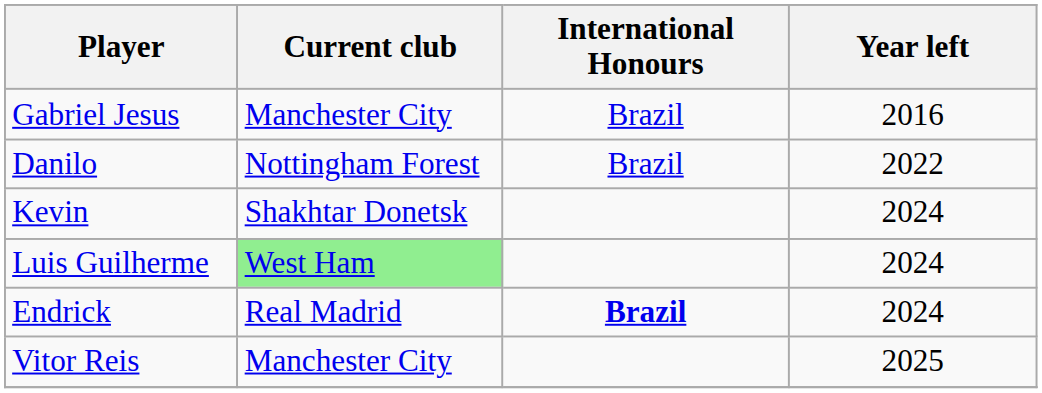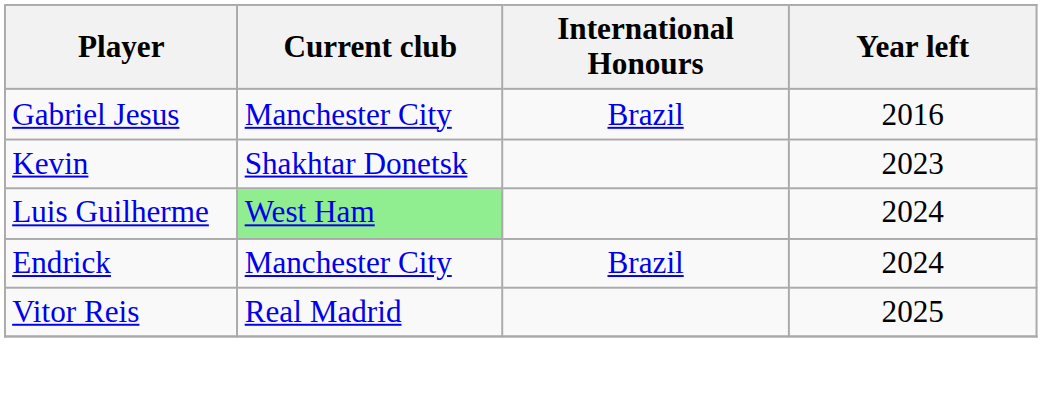- row: (55, 163)
(913, 212) 2024 -> (913, 163) 2023
(323, 311) Real Madrid -> (348, 262) Manchester City
(646, 311) bold -> (646, 262) normal
(348, 361) Manchester City -> (323, 311) Real Madrid
